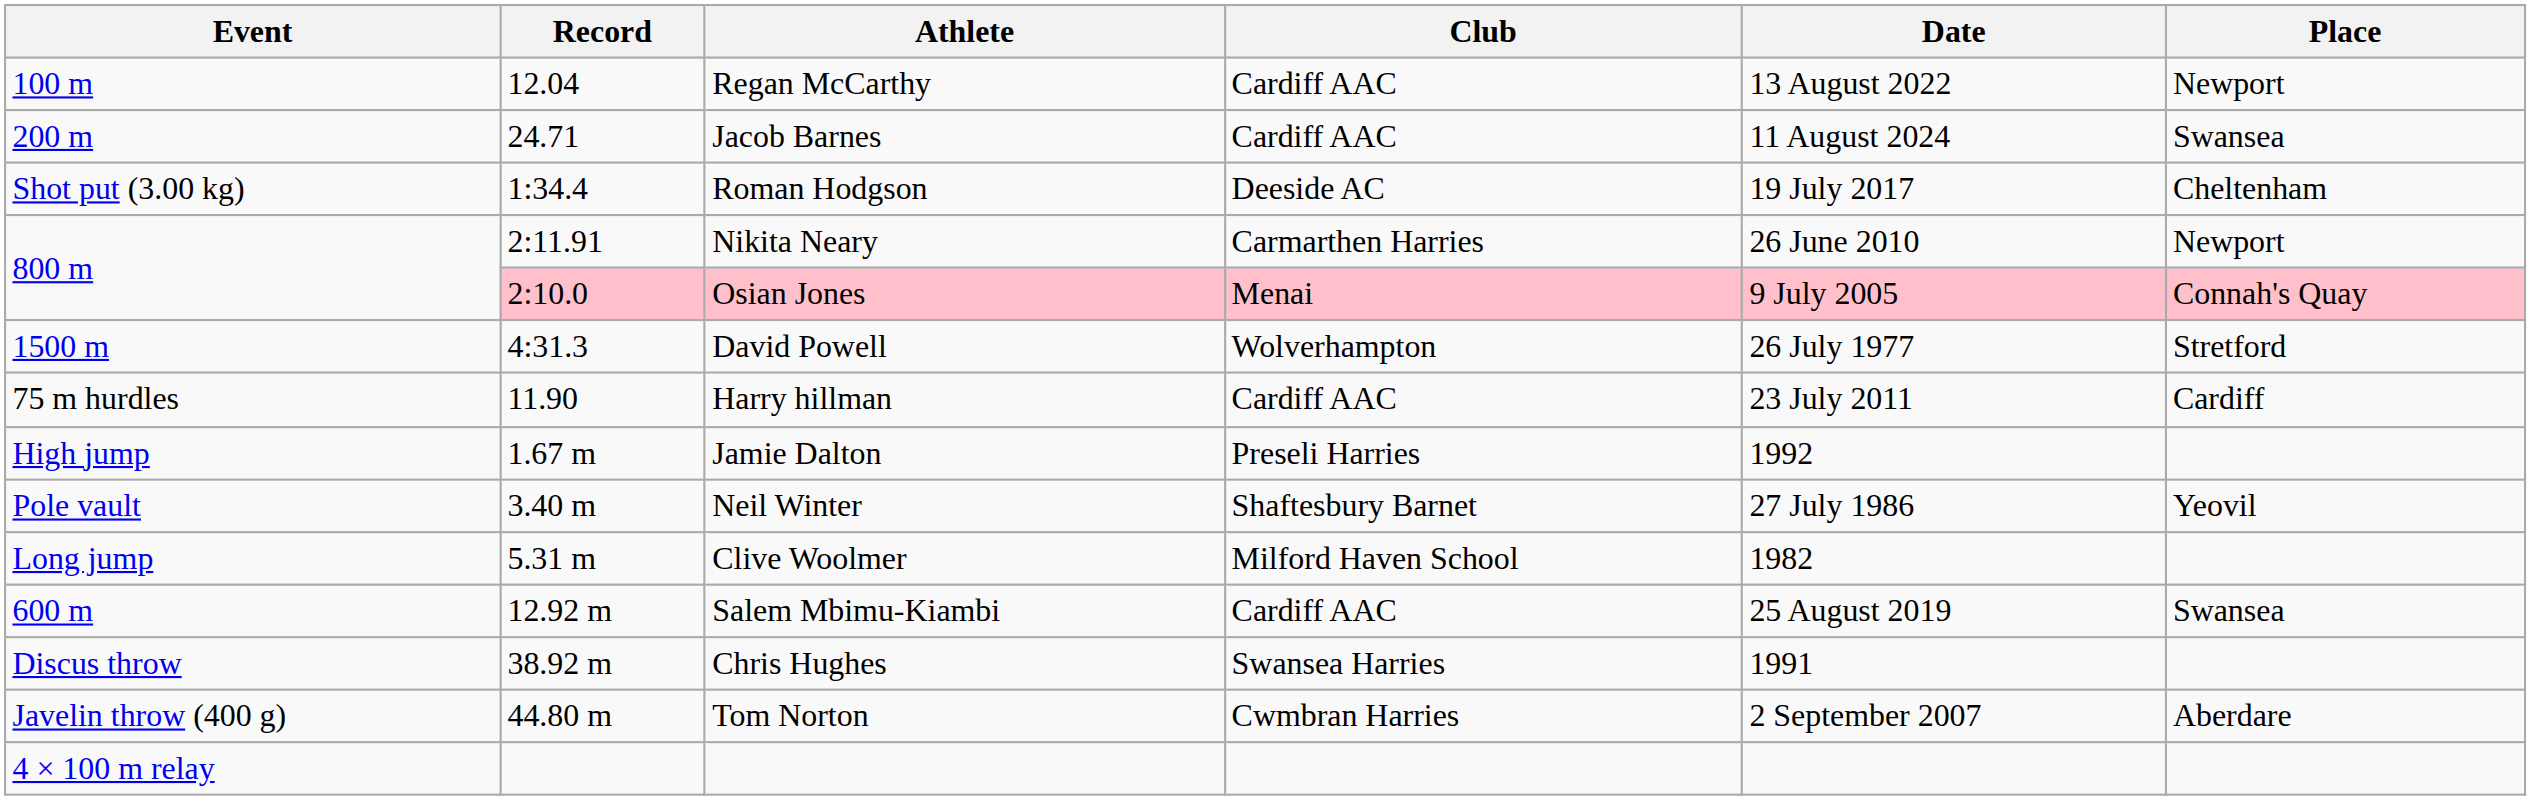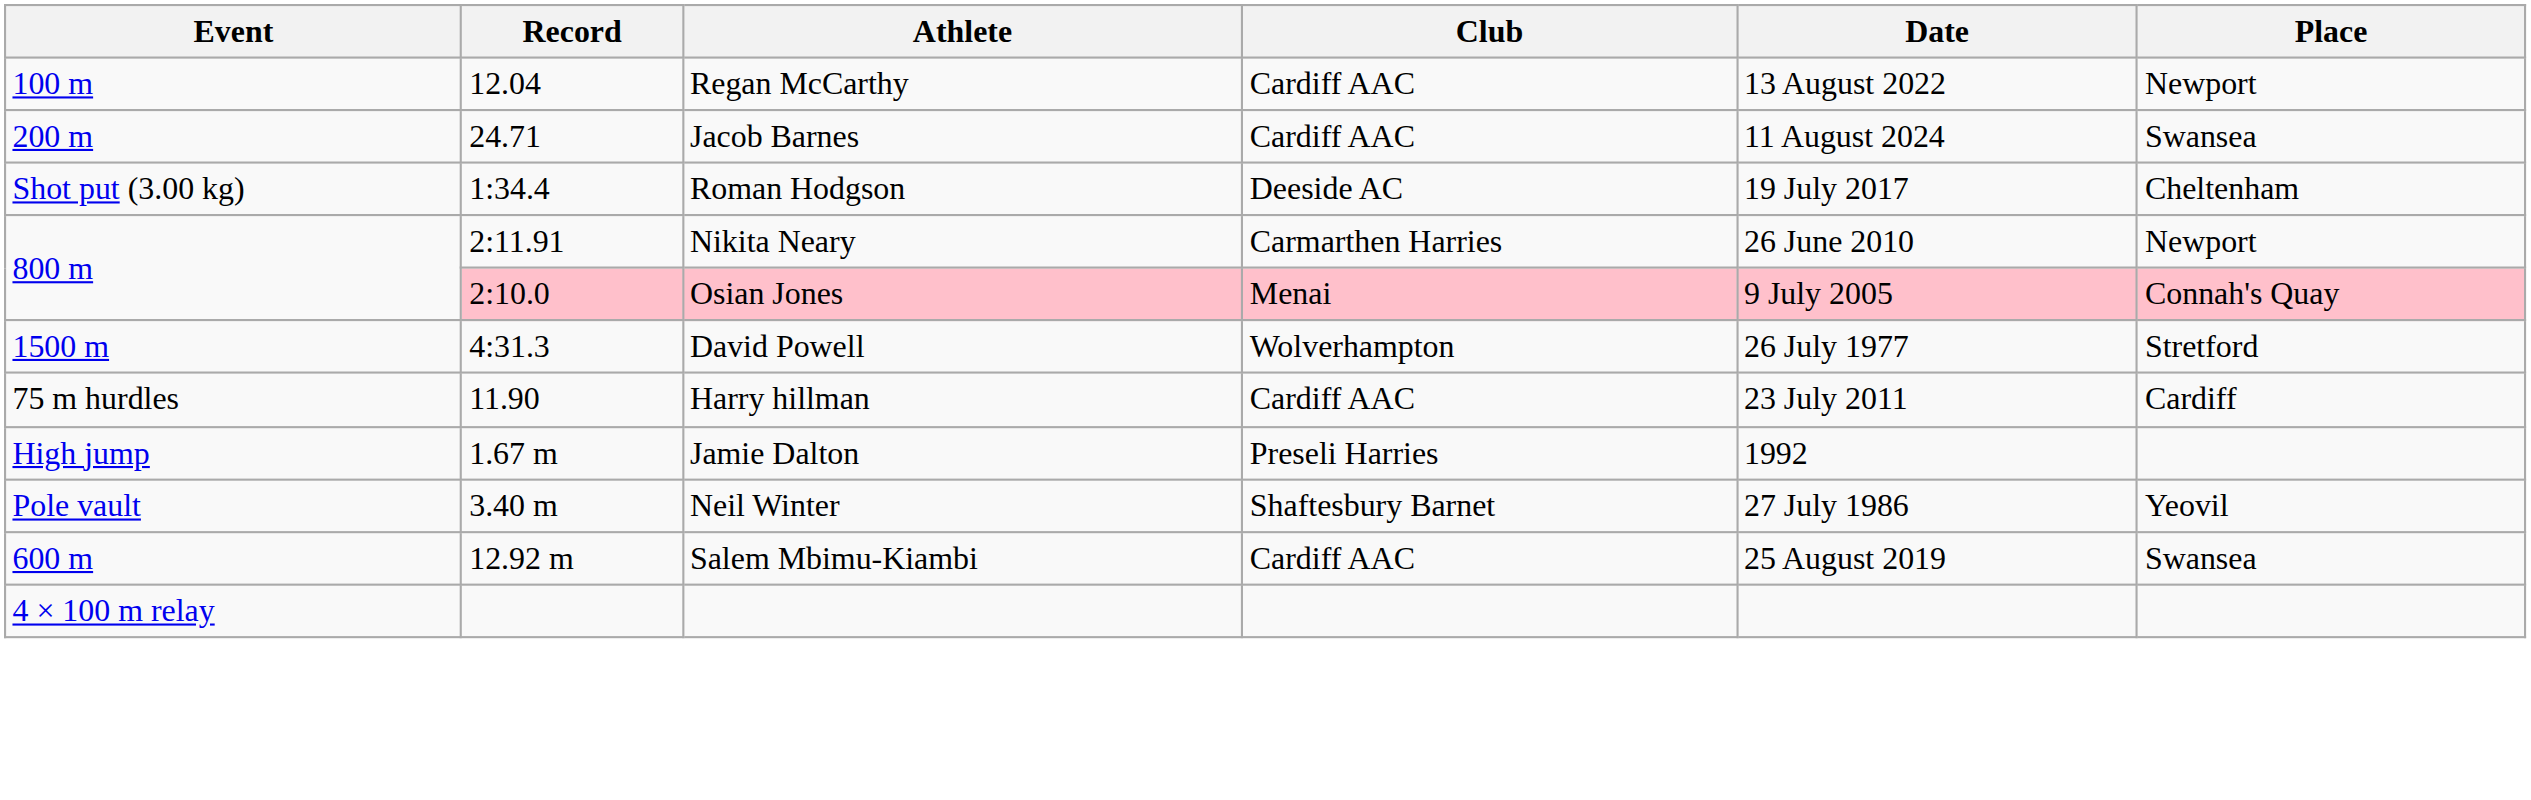- row: (809, 557)
- row: (800, 662)
- row: (790, 715)
